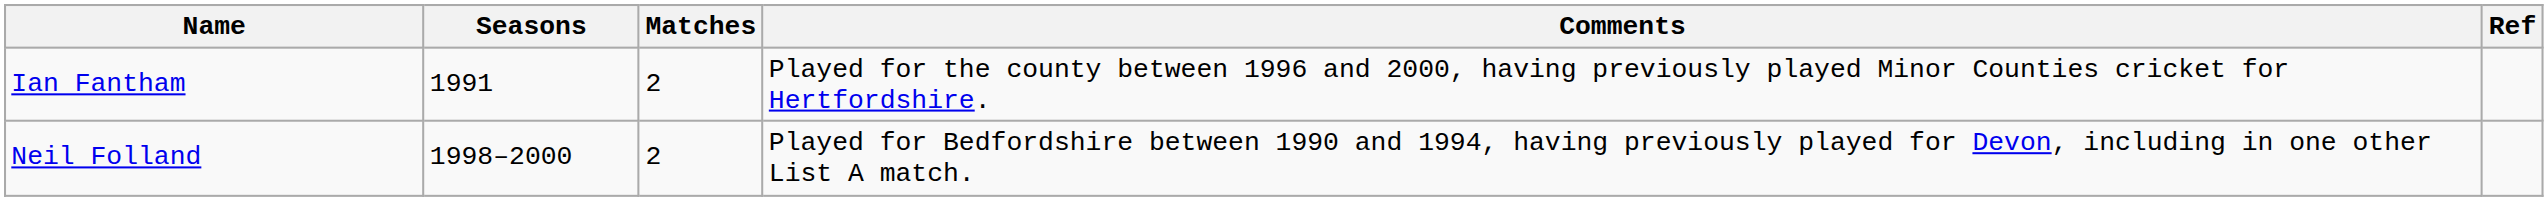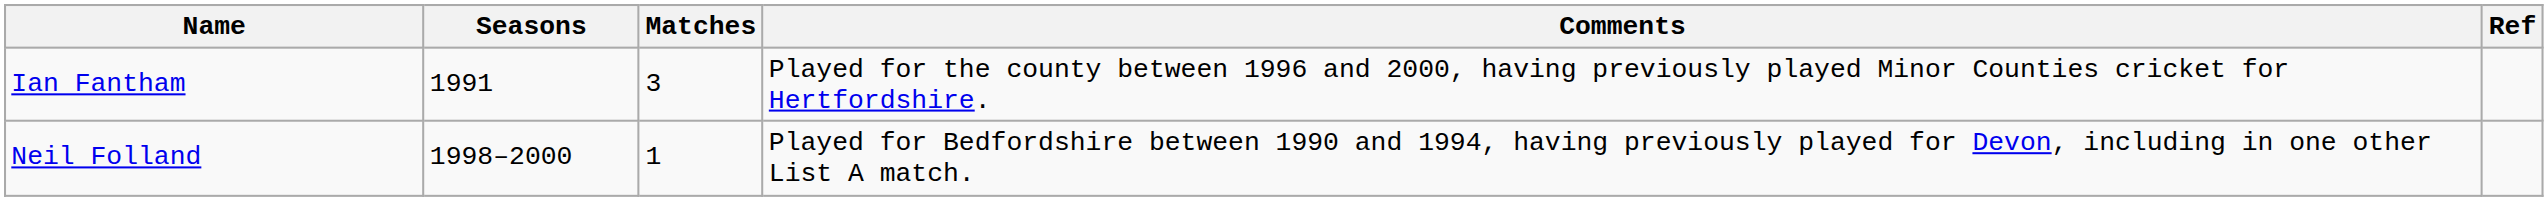(653, 85) 2 -> (653, 85) 3
(653, 158) 2 -> (653, 158) 1
